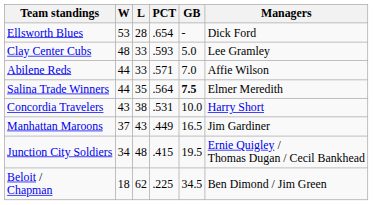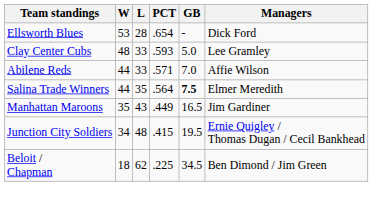- row: (55, 107)
(124, 126) 37 -> (124, 107) 35
